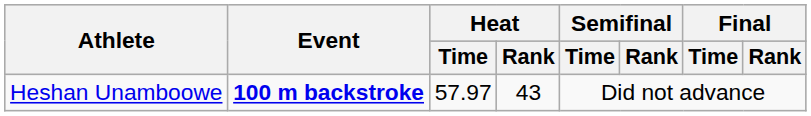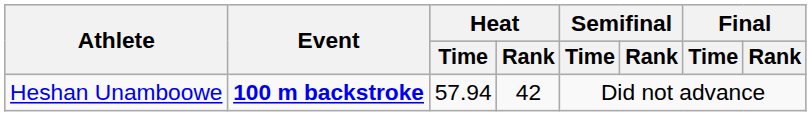(463, 93) 57.97 -> (463, 93) 57.94
(528, 93) 43 -> (528, 93) 42
